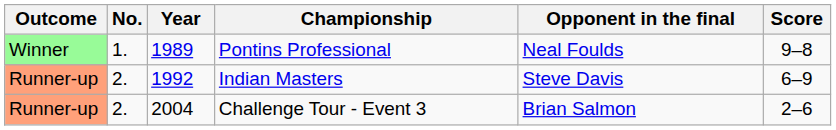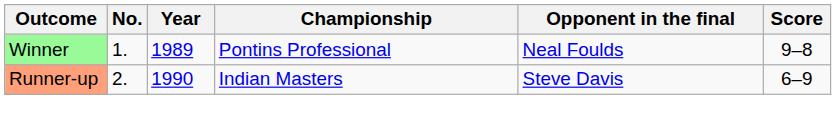(172, 79) 1992 -> (172, 79) 1990
- row: (323, 109)
